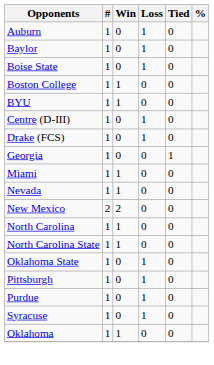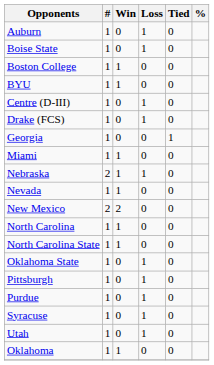- row: (22, 48)
+ row: (28, 173)
+ row: (18, 333)
